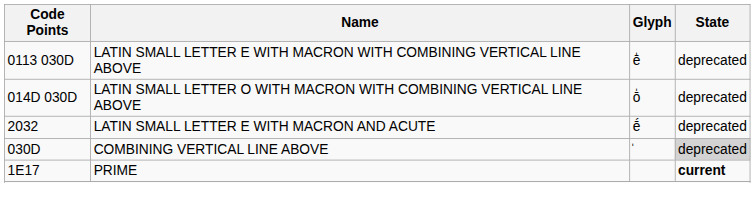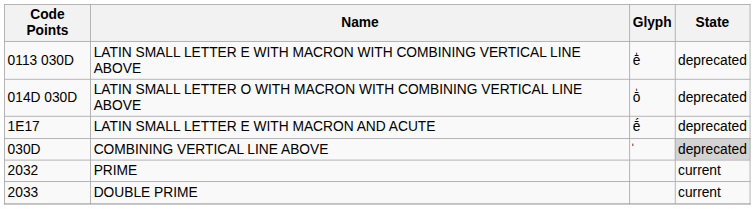(23, 127) 2032 -> (24, 127) 1E17
(24, 170) 1E17 -> (23, 170) 2032
(702, 170) bold -> (699, 170) normal
+ row: (146, 192)
